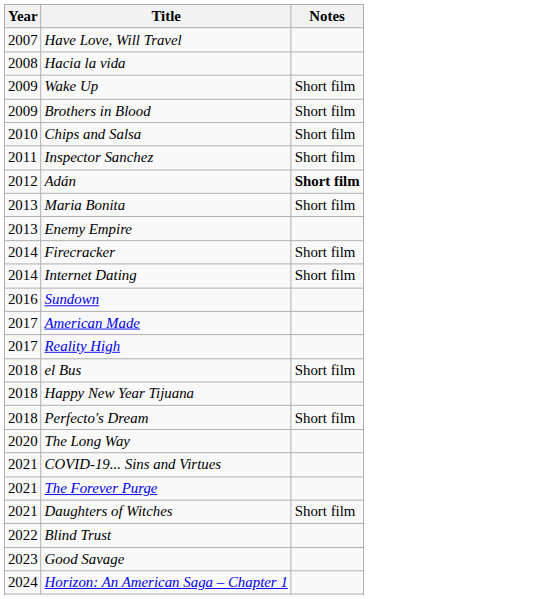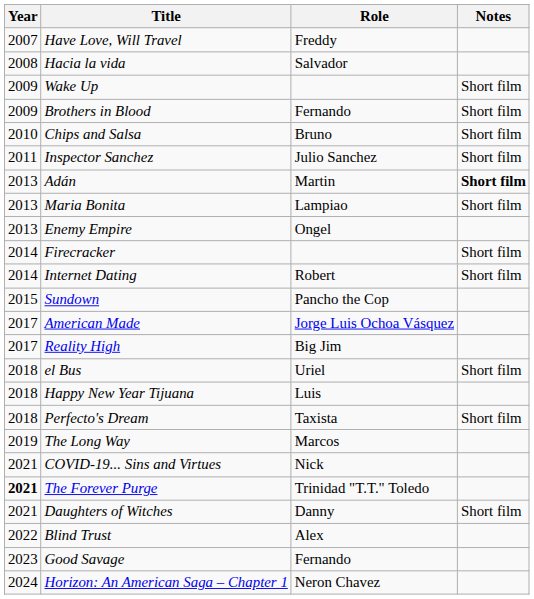+ column: (374, 16)
(23, 181) 2012 -> (23, 181) 2013
(23, 299) 2016 -> (23, 299) 2015
(23, 441) 2020 -> (23, 441) 2019
(23, 488) normal -> (23, 488) bold
